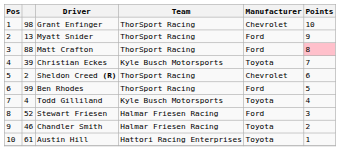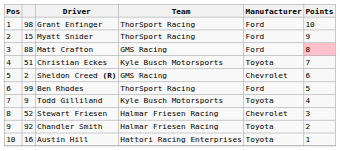(267, 23) Chevrolet -> (255, 23) Ford
(29, 36) 13 -> (29, 36) 15
(158, 49) ThorSport Racing -> (144, 49) GMS Racing
(29, 62) 39 -> (29, 62) 51
(158, 75) ThorSport Racing -> (144, 75) GMS Racing
(26, 101) 4 -> (26, 101) 9
(255, 113) Ford -> (267, 113) Chevrolet
(29, 126) 46 -> (29, 126) 92
(29, 139) 61 -> (29, 139) 16
